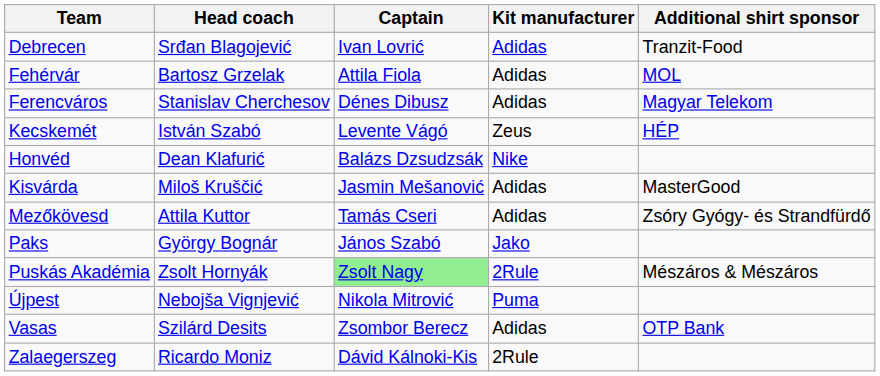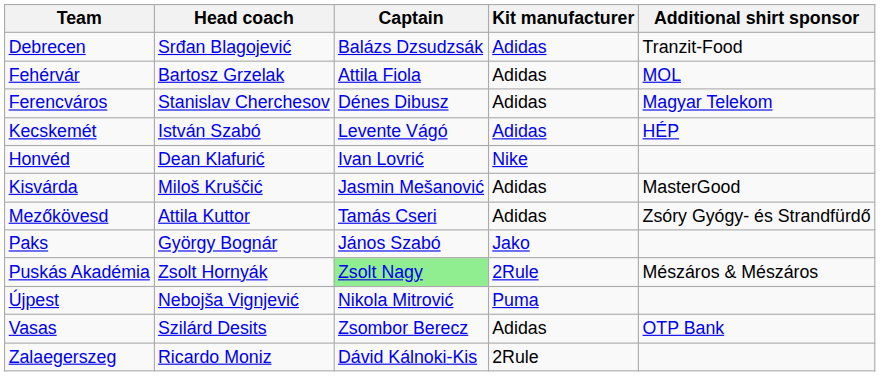(381, 46) Ivan Lovrić -> (411, 46) Balázs Dzsudzsák
(512, 131) Zeus -> (519, 131) Adidas
(411, 159) Balázs Dzsudzsák -> (381, 159) Ivan Lovrić
